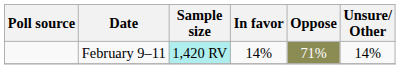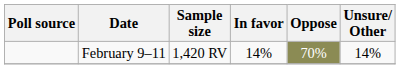(200, 53) paleturquoise background -> (200, 53) no background
(314, 53) 71% -> (314, 53) 70%
